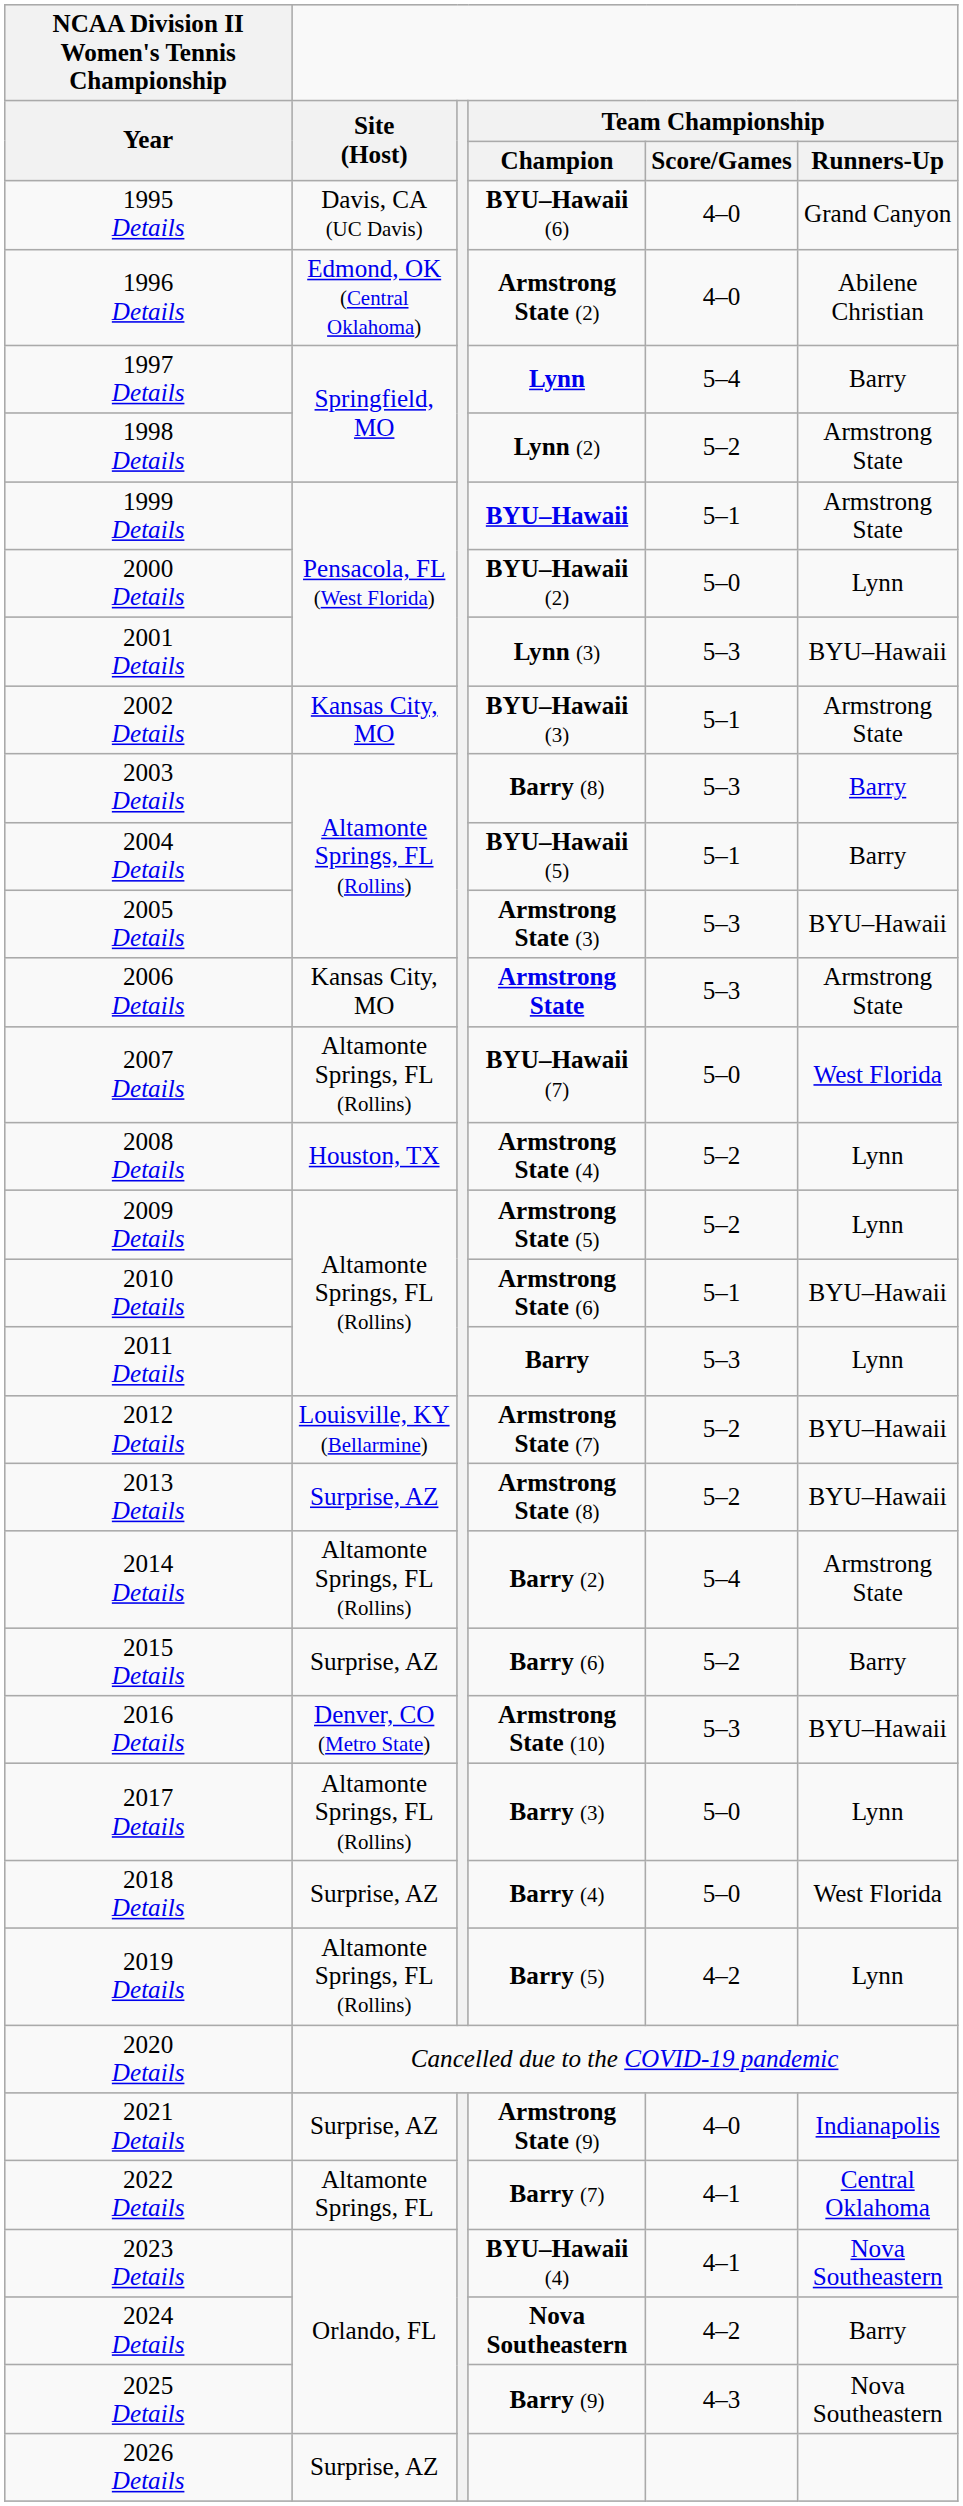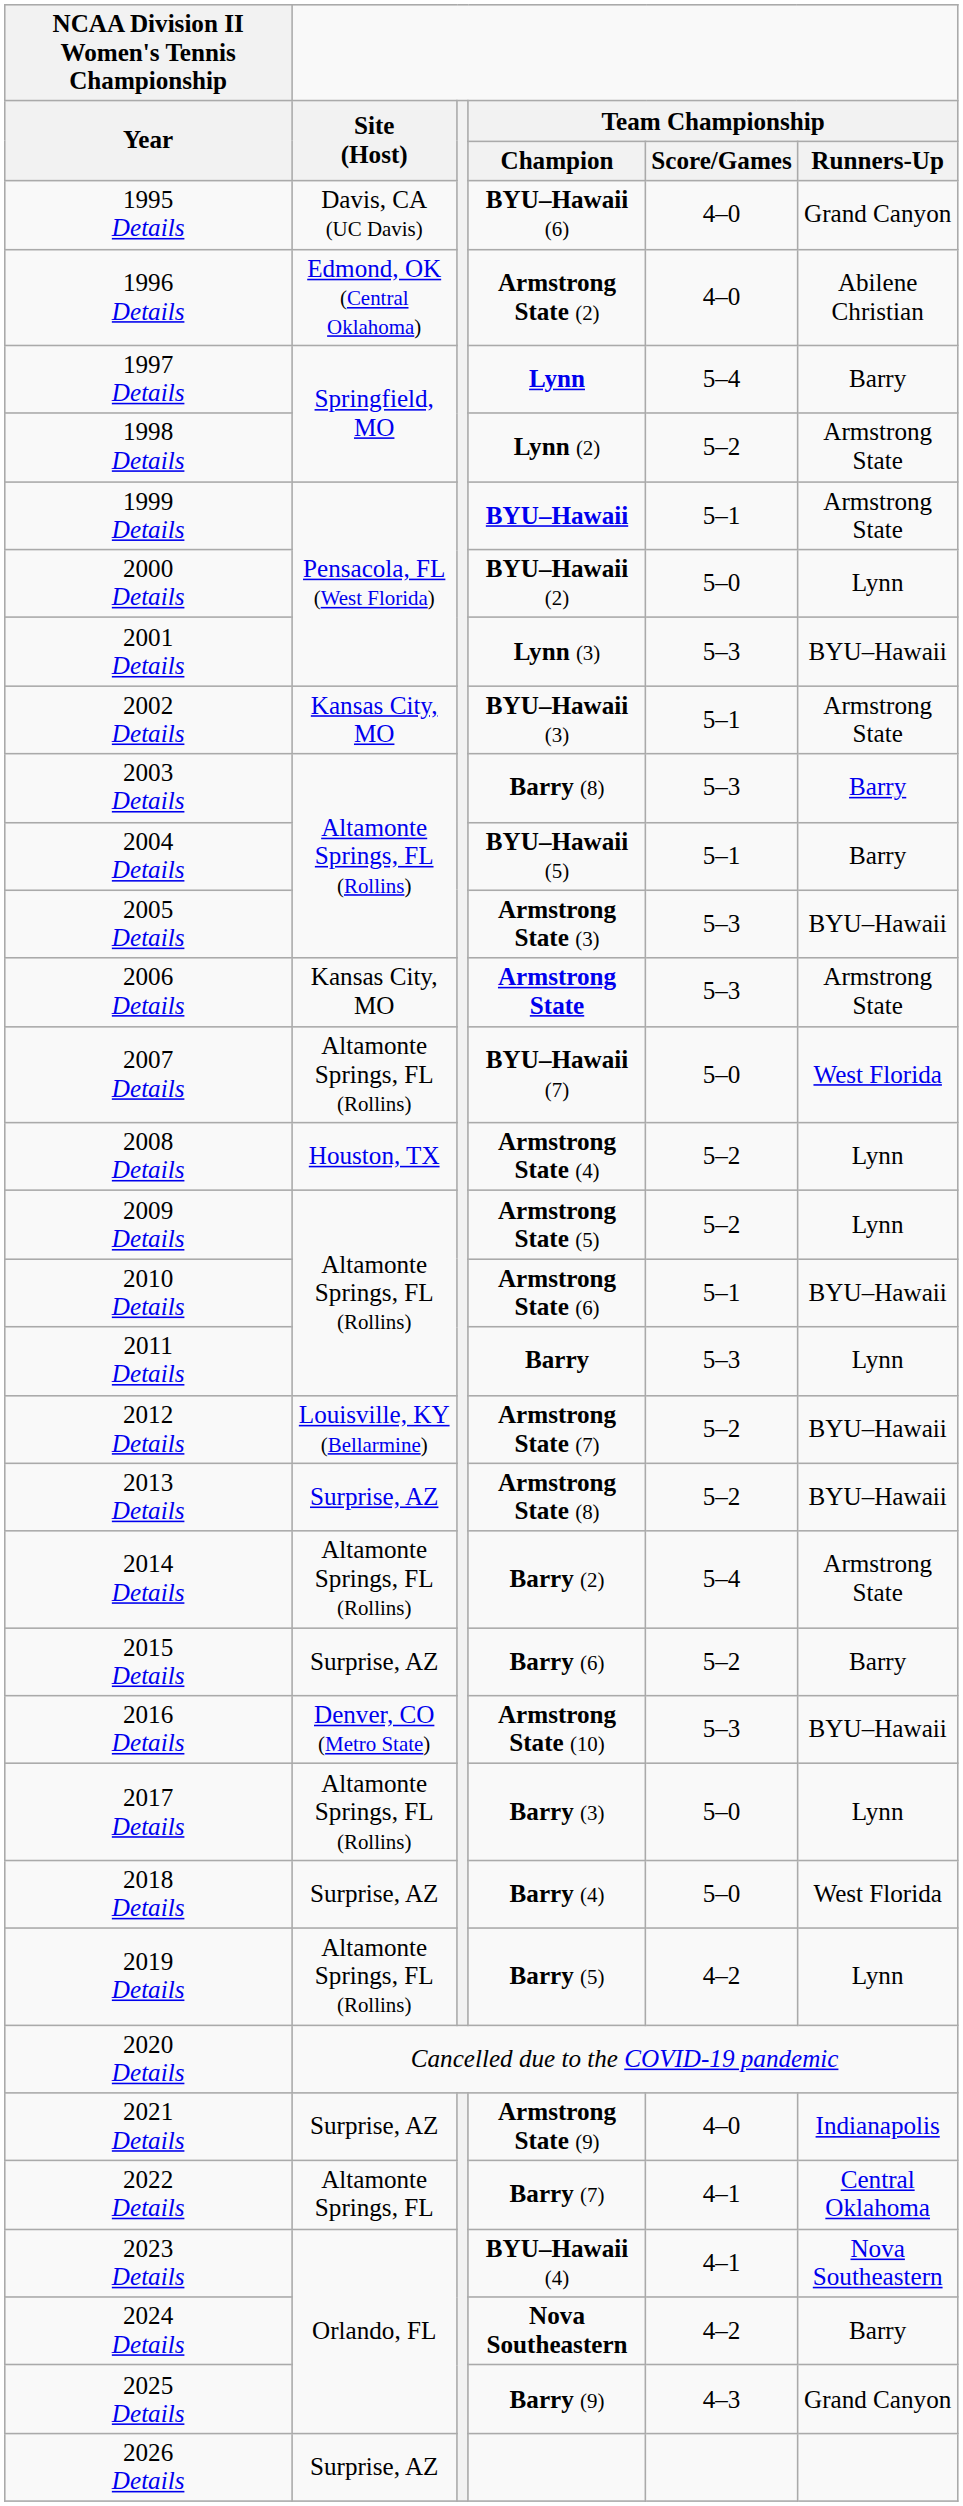(878, 2398) Nova Southeastern -> (878, 2398) Grand Canyon
